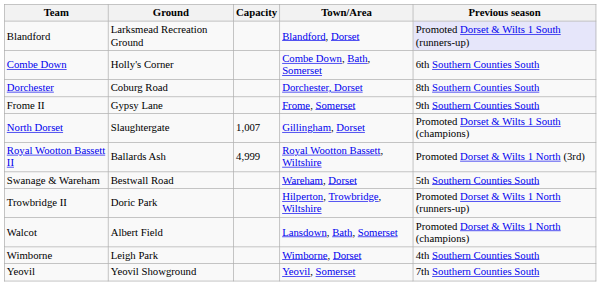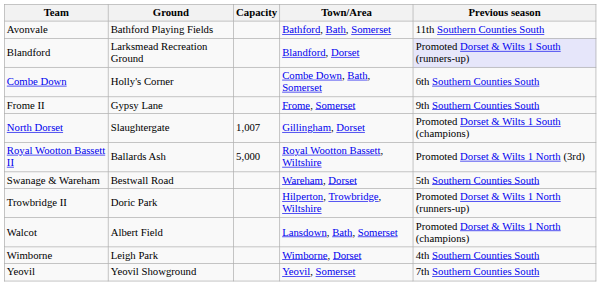+ row: (27, 30)
- row: (30, 88)
(248, 157) 4,999 -> (248, 157) 5,000
